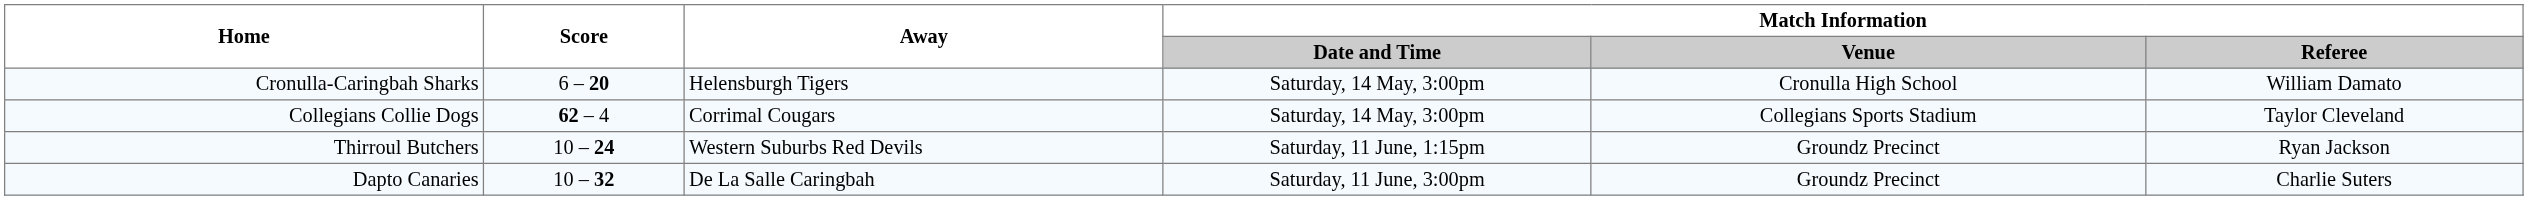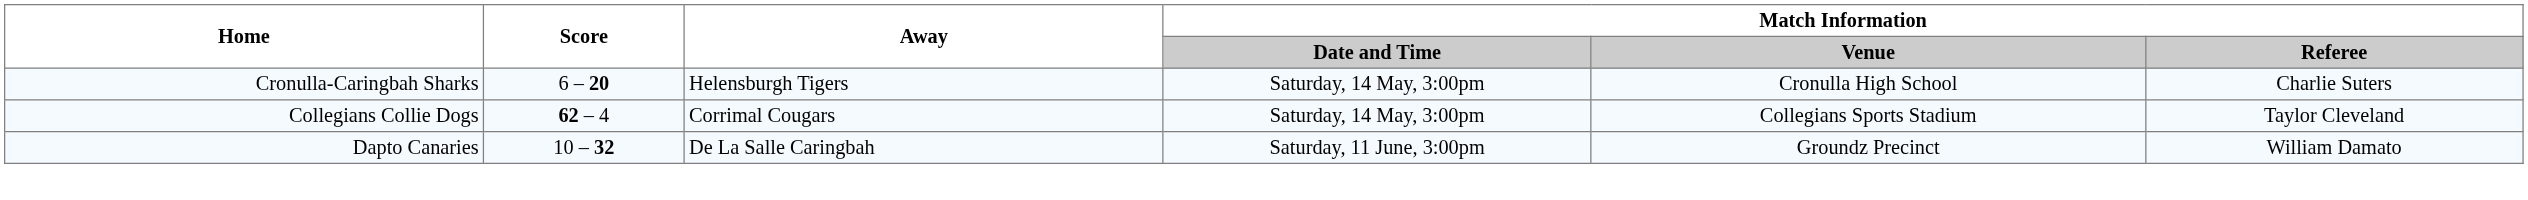(2334, 83) William Damato -> (2334, 83) Charlie Suters
- row: (406, 147)
(2334, 179) Charlie Suters -> (2334, 147) William Damato
